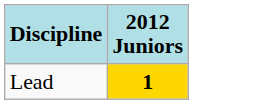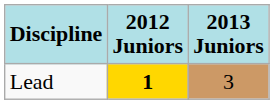+ column: (228, 34)
